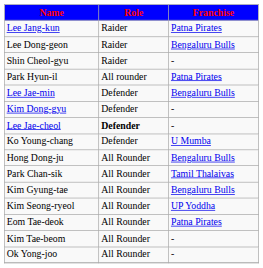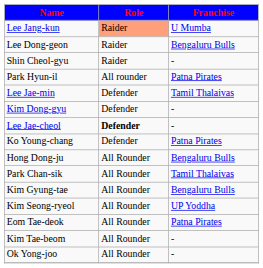(114, 28) no background -> (114, 28) lightsalmon background
(196, 28) Patna Pirates -> (191, 28) U Mumba
(203, 92) Bengaluru Bulls -> (202, 92) Tamil Thalaivas
(191, 141) U Mumba -> (196, 141) Patna Pirates
